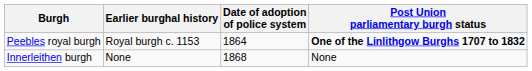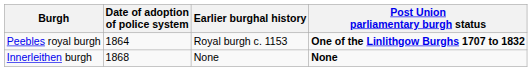columns swapped: (265, 18) <-> (162, 18)
(324, 58) normal -> (324, 58) bold
